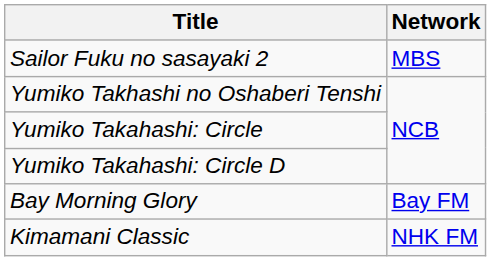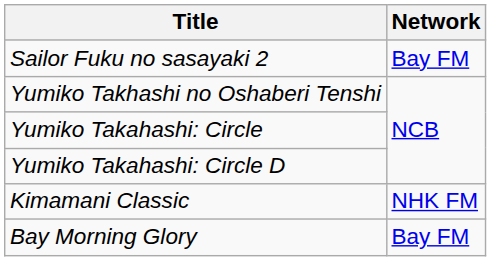(416, 58) MBS -> (430, 58) Bay FM
rows swapped: (103, 201) <-> (100, 237)
